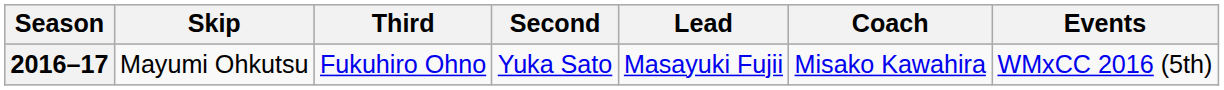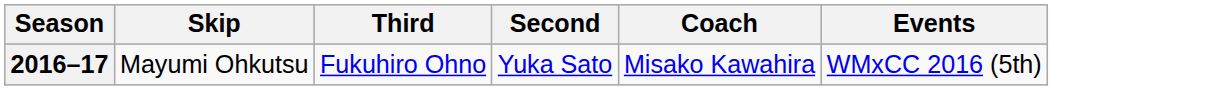- column: (703, 24)
